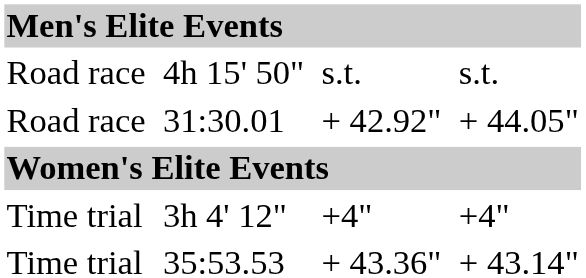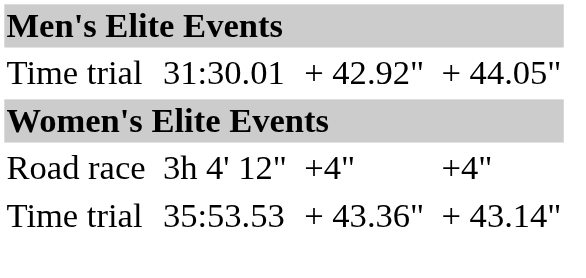- row: (234, 72)
(76, 120) Road race -> (74, 72) Time trial
(74, 215) Time trial -> (76, 167) Road race
